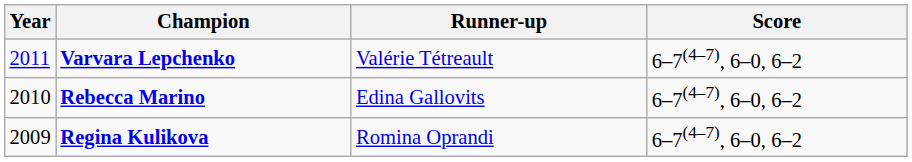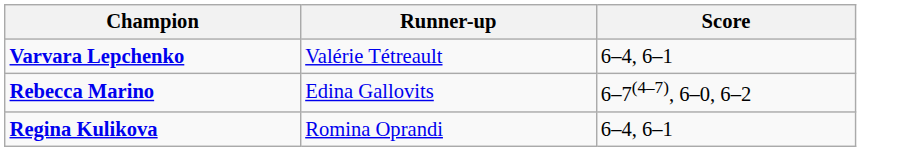- column: (30, 21)
(727, 58) 6–7(4–7), 6–0, 6–2 -> (637, 55) 6–4, 6–1
(727, 137) 6–7(4–7), 6–0, 6–2 -> (637, 129) 6–4, 6–1
